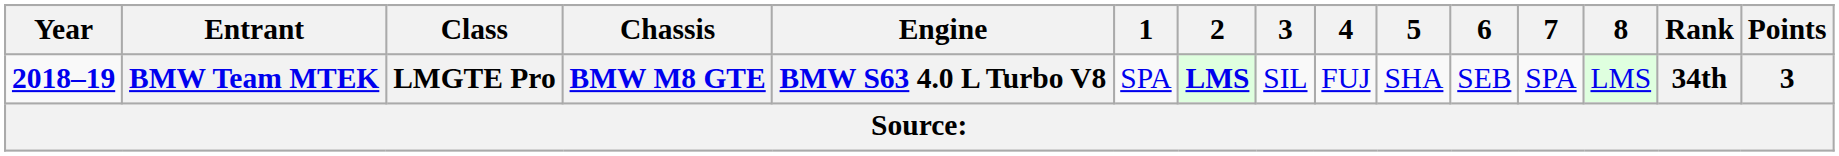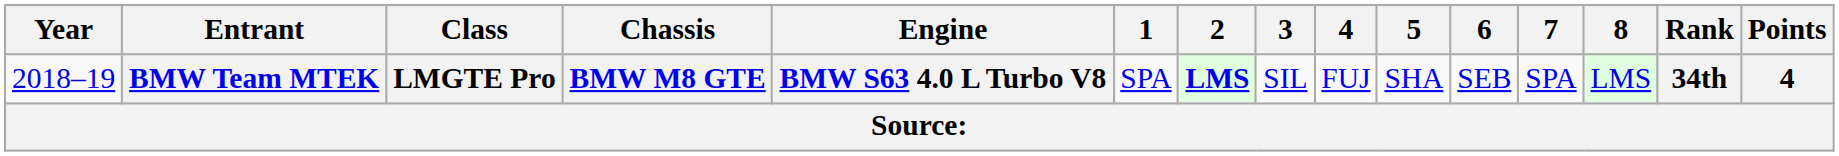(64, 77) bold -> (64, 77) normal
(1787, 77) 3 -> (1787, 77) 4
